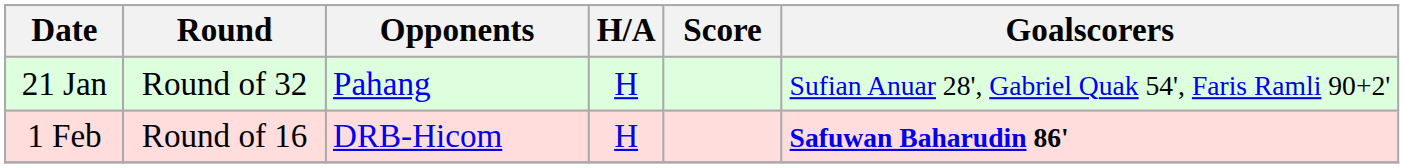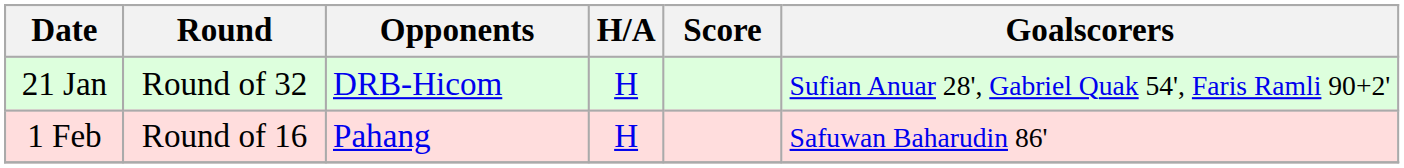(382, 83) Pahang -> (418, 83) DRB-Hicom
(418, 135) DRB-Hicom -> (382, 135) Pahang
(929, 135) bold -> (919, 137) normal
